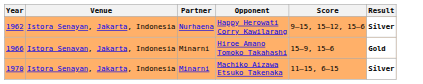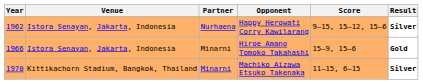(101, 68) Istora Senayan, Jakarta, Indonesia -> (112, 68) Kittikachorn Stadium, Bangkok, Thailand
